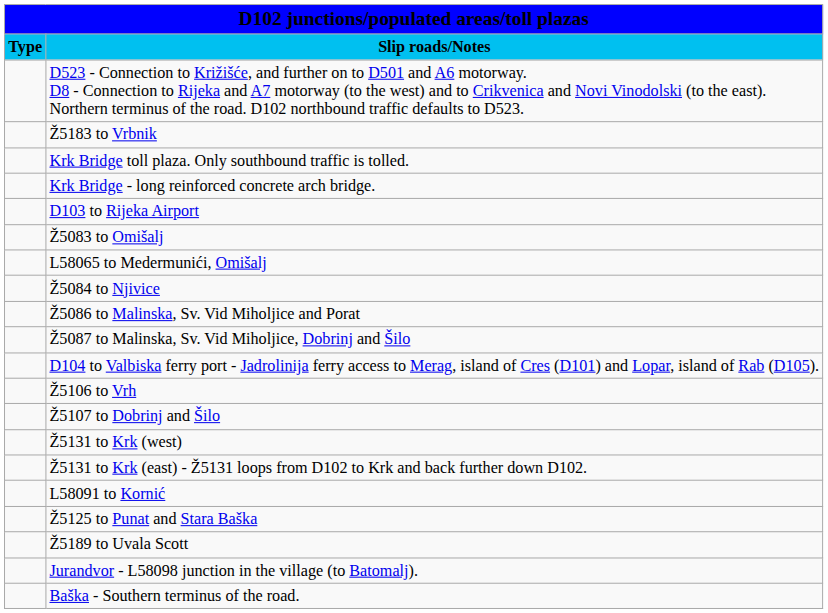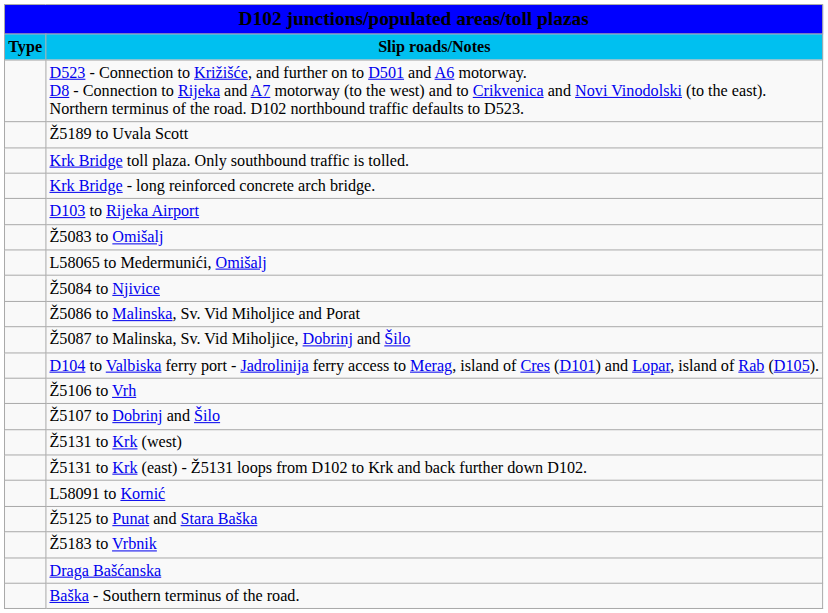rows swapped: (119, 544) <-> (103, 134)
+ row: (105, 570)
- row: (234, 570)
